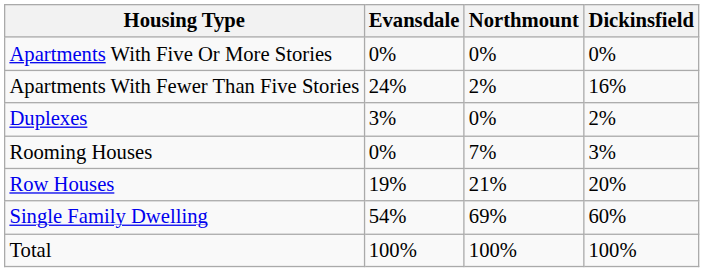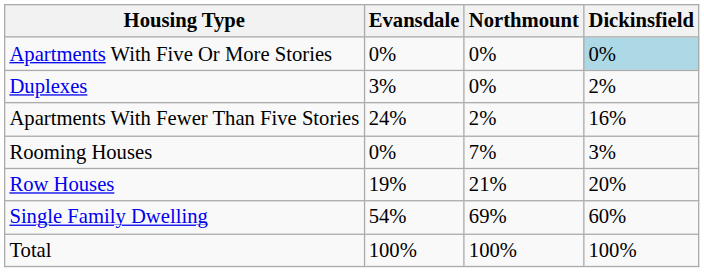(602, 53) no background -> (602, 53) lightblue background
rows swapped: (184, 86) <-> (48, 119)
